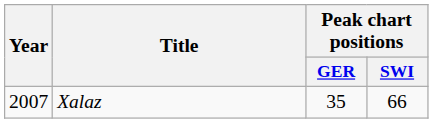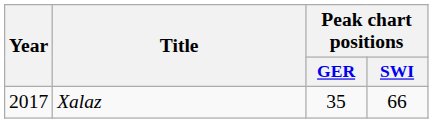(29, 101) 2007 -> (29, 101) 2017
